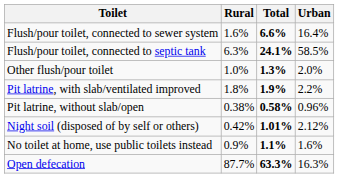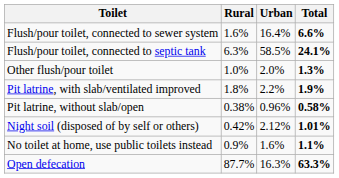columns swapped: (314, 13) <-> (276, 13)
